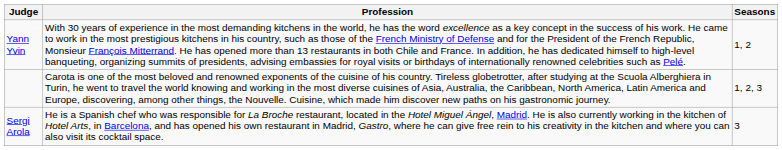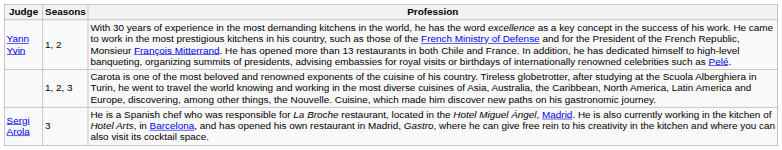columns swapped: (755, 12) <-> (387, 12)
